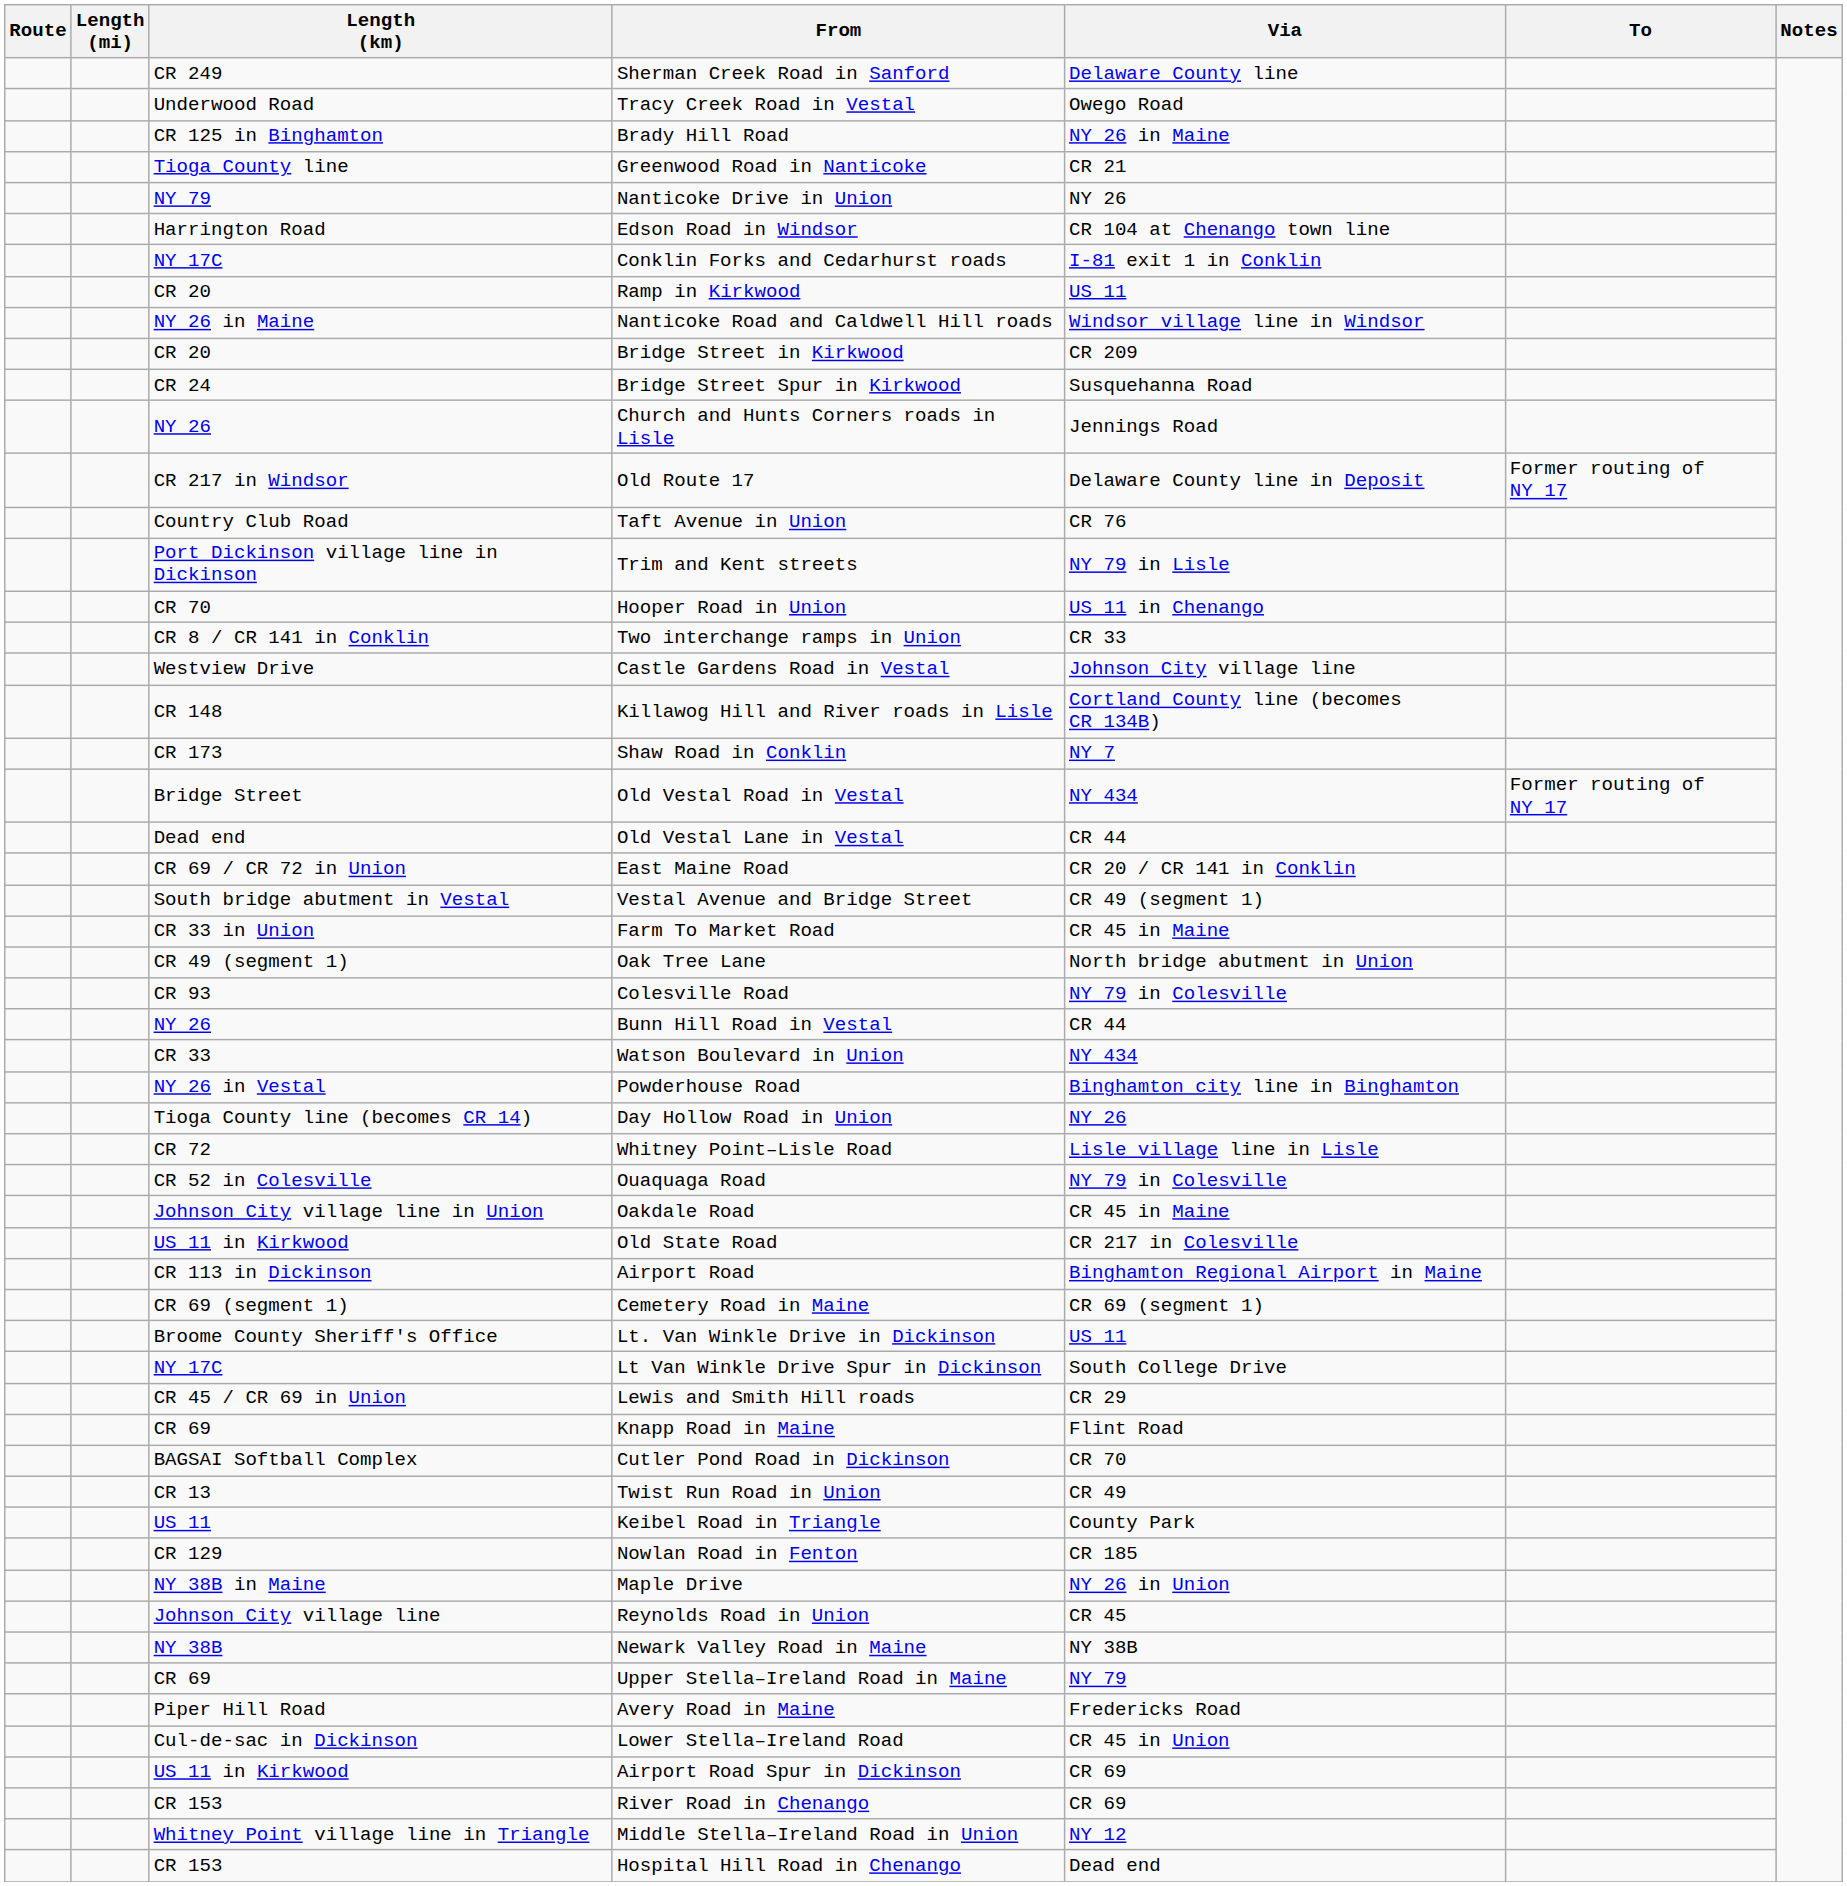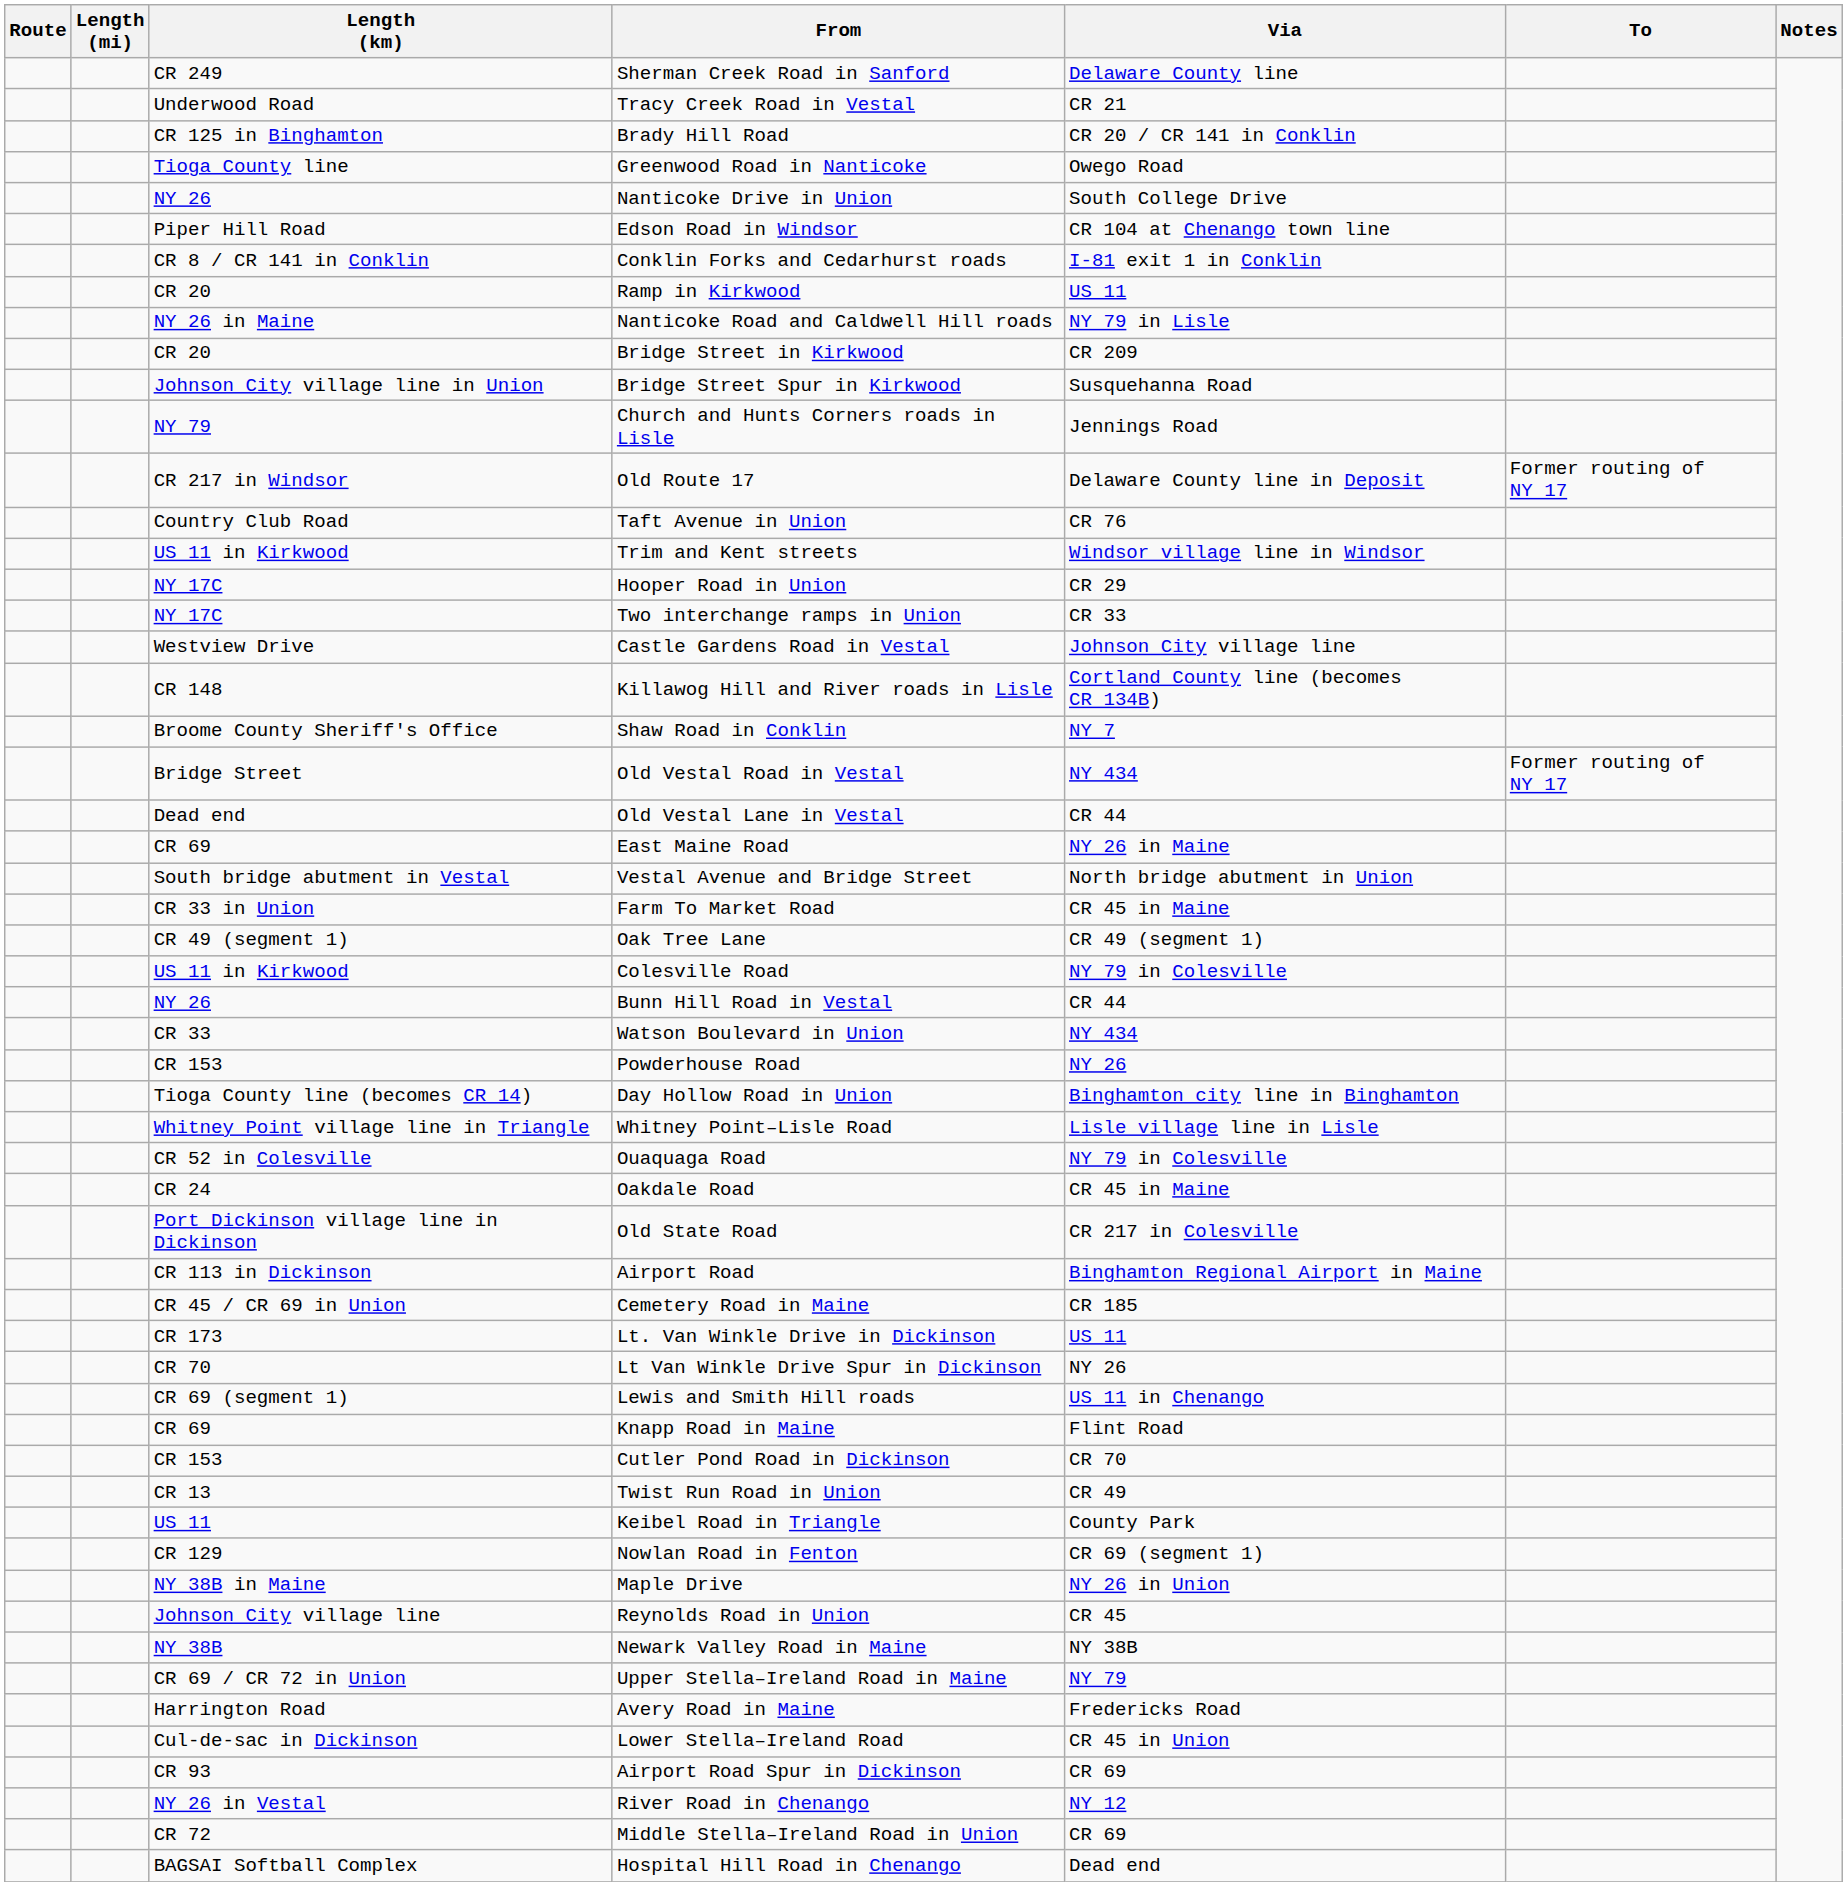(1126, 105) Owego Road -> (1098, 105) CR 21
(1149, 136) NY 26 in Maine -> (1212, 136) CR 20 / CR 141 in Conklin
(1098, 167) CR 21 -> (1126, 167) Owego Road
(182, 198) NY 79 -> (182, 198) NY 26
(1098, 198) NY 26 -> (1178, 198) South College Drive
(240, 229) Harrington Road -> (240, 229) Piper Hill Road
(188, 260) NY 17C -> (291, 260) CR 8 / CR 141 in Conklin
(1247, 323) Windsor village line in Windsor -> (1149, 323) NY 79 in Lisle
(182, 385) CR 24 -> (349, 385) Johnson City village line in Union
(182, 427) NY 26 -> (182, 427) NY 79
(326, 565) Port Dickinson village line in Dickinson -> (251, 554) US 11 in Kirkwood
(1149, 565) NY 79 in Lisle -> (1247, 554) Windsor village line in Windsor
(182, 607) CR 70 -> (188, 585) NY 17C
(1167, 607) US 11 in Chenango -> (1098, 585) CR 29
(291, 638) CR 8 / CR 141 in Conklin -> (188, 616) NY 17C
(188, 753) CR 173 -> (326, 731) Broome County Sheriff's Office
(280, 869) CR 69 / CR 72 in Union -> (182, 847) CR 69
(1212, 869) CR 20 / CR 141 in Conklin -> (1149, 847) NY 26 in Maine
(1166, 900) CR 49 (segment 1) -> (1241, 878) North bridge abutment in Union
(1241, 962) North bridge abutment in Union -> (1166, 940) CR 49 (segment 1)
(182, 994) CR 93 -> (251, 971) US 11 in Kirkwood
(240, 1087) NY 26 in Vestal -> (188, 1065) CR 153
(1264, 1087) Binghamton city line in Binghamton -> (1098, 1065) NY 26
(1098, 1118) NY 26 -> (1264, 1096) Binghamton city line in Binghamton
(182, 1149) CR 72 -> (372, 1127) Whitney Point village line in Triangle
(349, 1212) Johnson City village line in Union -> (182, 1190) CR 24
(251, 1243) US 11 in Kirkwood -> (326, 1232) Port Dickinson village line in Dickinson
(251, 1305) CR 69 (segment 1) -> (280, 1305) CR 45 / CR 69 in Union
(1166, 1305) CR 69 (segment 1) -> (1103, 1305) CR 185
(326, 1336) Broome County Sheriff's Office -> (188, 1336) CR 173
(188, 1367) NY 17C -> (182, 1367) CR 70
(1178, 1367) South College Drive -> (1098, 1367) NY 26
(280, 1398) CR 45 / CR 69 in Union -> (251, 1398) CR 69 (segment 1)
(1098, 1398) CR 29 -> (1167, 1398) US 11 in Chenango
(286, 1461) BAGSAI Softball Complex -> (188, 1461) CR 153
(1103, 1554) CR 185 -> (1166, 1554) CR 69 (segment 1)
(182, 1679) CR 69 -> (280, 1679) CR 69 / CR 72 in Union
(240, 1710) Piper Hill Road -> (240, 1710) Harrington Road
(251, 1772) US 11 in Kirkwood -> (182, 1772) CR 93
(188, 1803) CR 153 -> (240, 1803) NY 26 in Vestal
(1098, 1803) CR 69 -> (1098, 1803) NY 12
(372, 1834) Whitney Point village line in Triangle -> (182, 1834) CR 72
(1098, 1834) NY 12 -> (1098, 1834) CR 69
(188, 1866) CR 153 -> (286, 1866) BAGSAI Softball Complex
